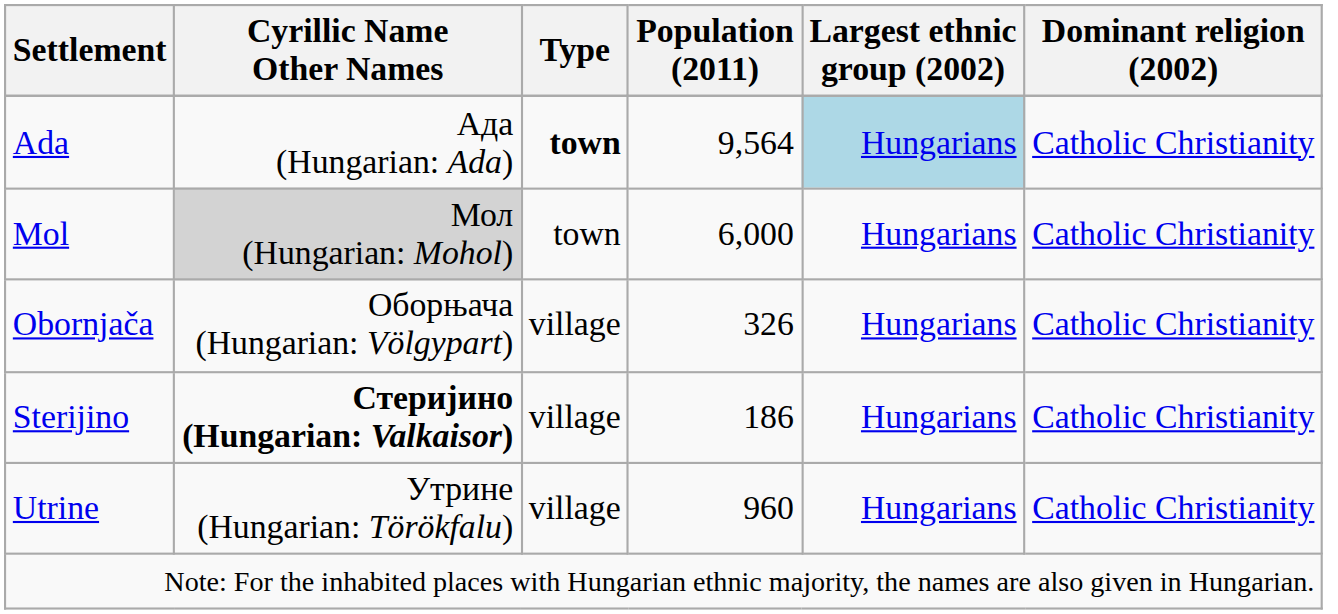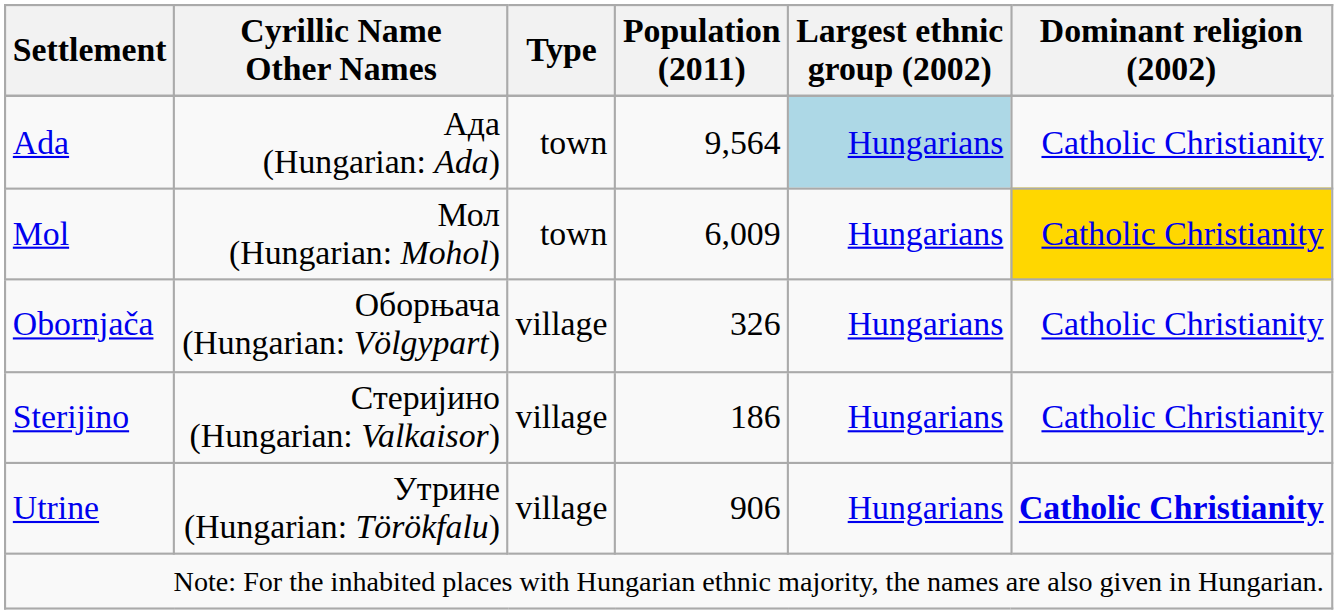(585, 141) bold -> (574, 141) normal
(378, 233) lightgrey background -> (364, 233) no background
(756, 233) 6,000 -> (743, 233) 6,009
(1173, 233) no background -> (1183, 233) gold background
(348, 416) bold -> (345, 416) normal
(769, 507) 960 -> (755, 507) 906
(1173, 507) normal -> (1171, 507) bold
